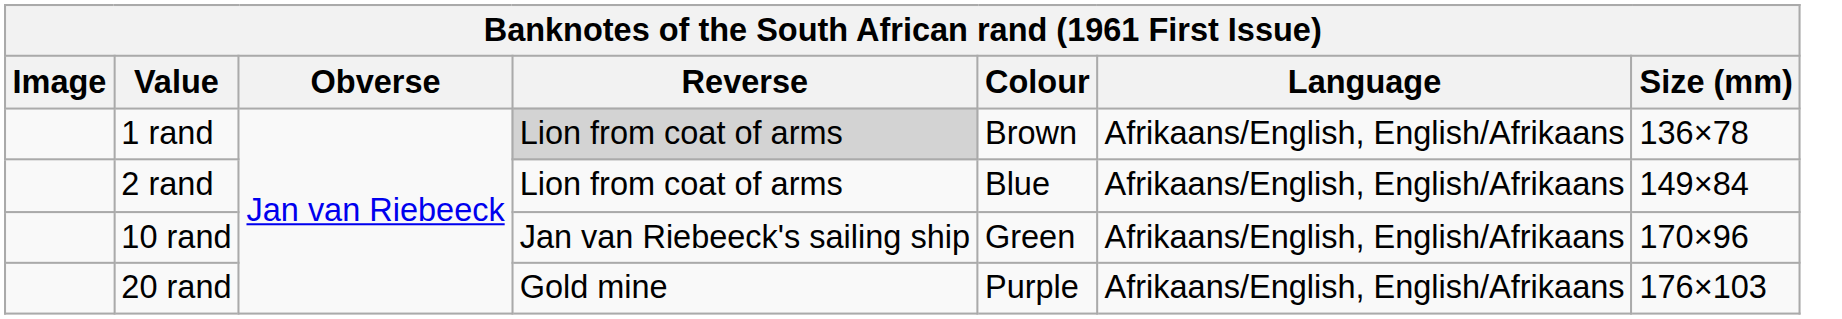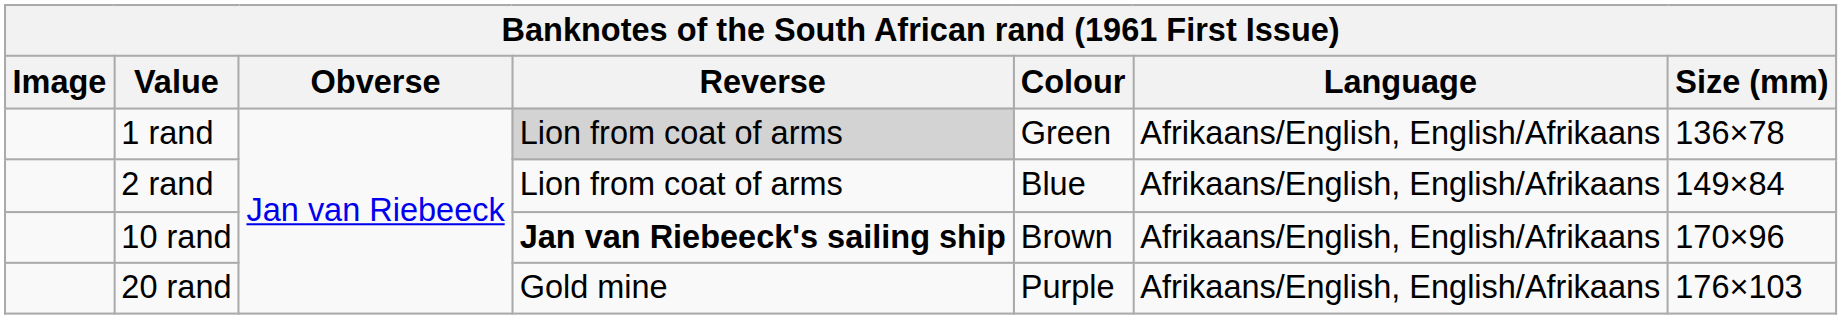(1031, 133) Brown -> (1066, 133) Green
(745, 236) normal -> (763, 236) bold
(1030, 236) Green -> (1067, 236) Brown
